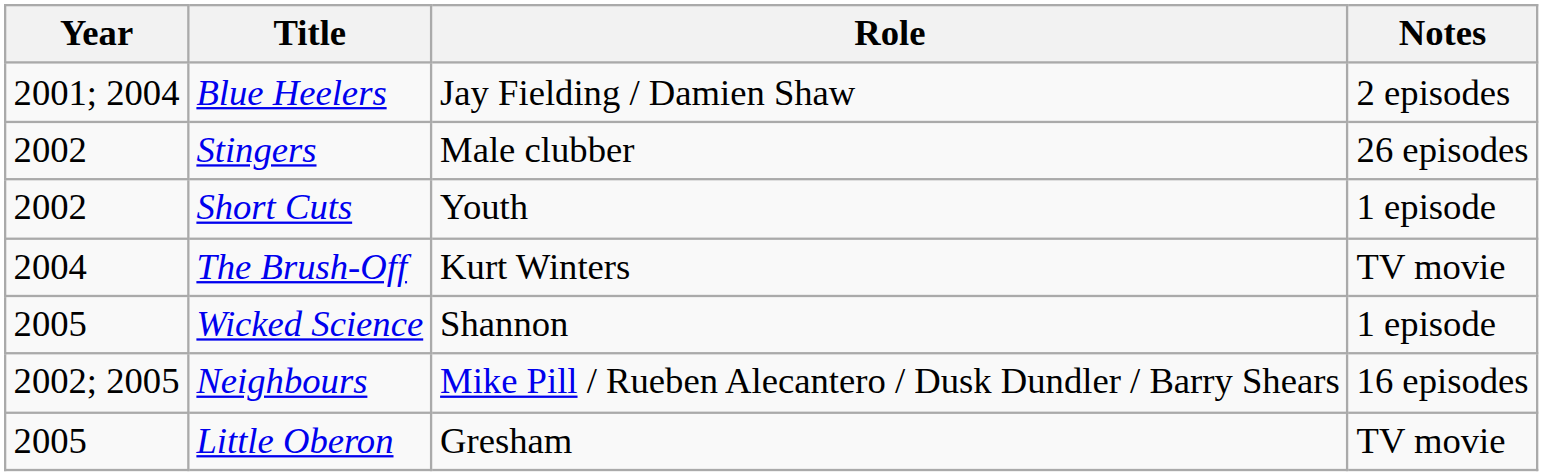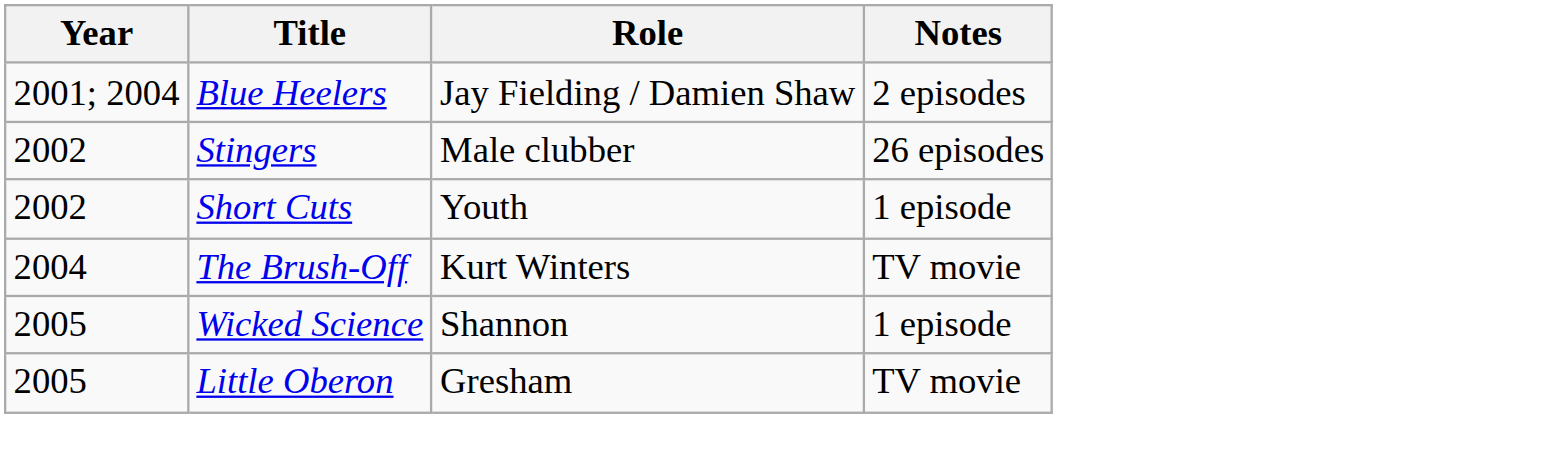- row: (282, 382)
